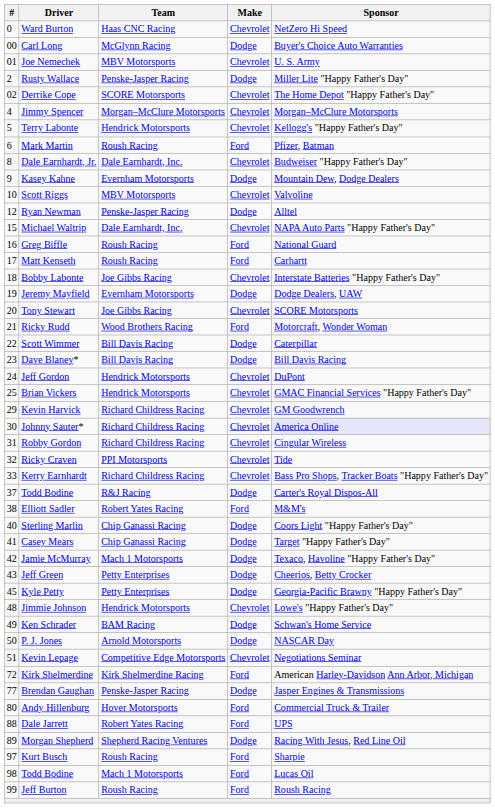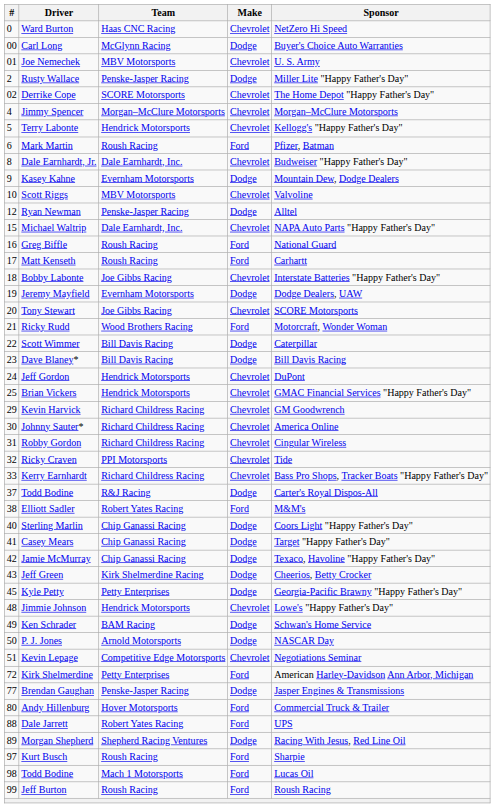(306, 426) lavender background -> (306, 426) no background
(142, 558) Mach 1 Motorsports -> (143, 558) Chip Ganassi Racing
(135, 575) Petty Enterprises -> (152, 575) Kirk Shelmerdine Racing
(152, 674) Kirk Shelmerdine Racing -> (135, 674) Petty Enterprises
